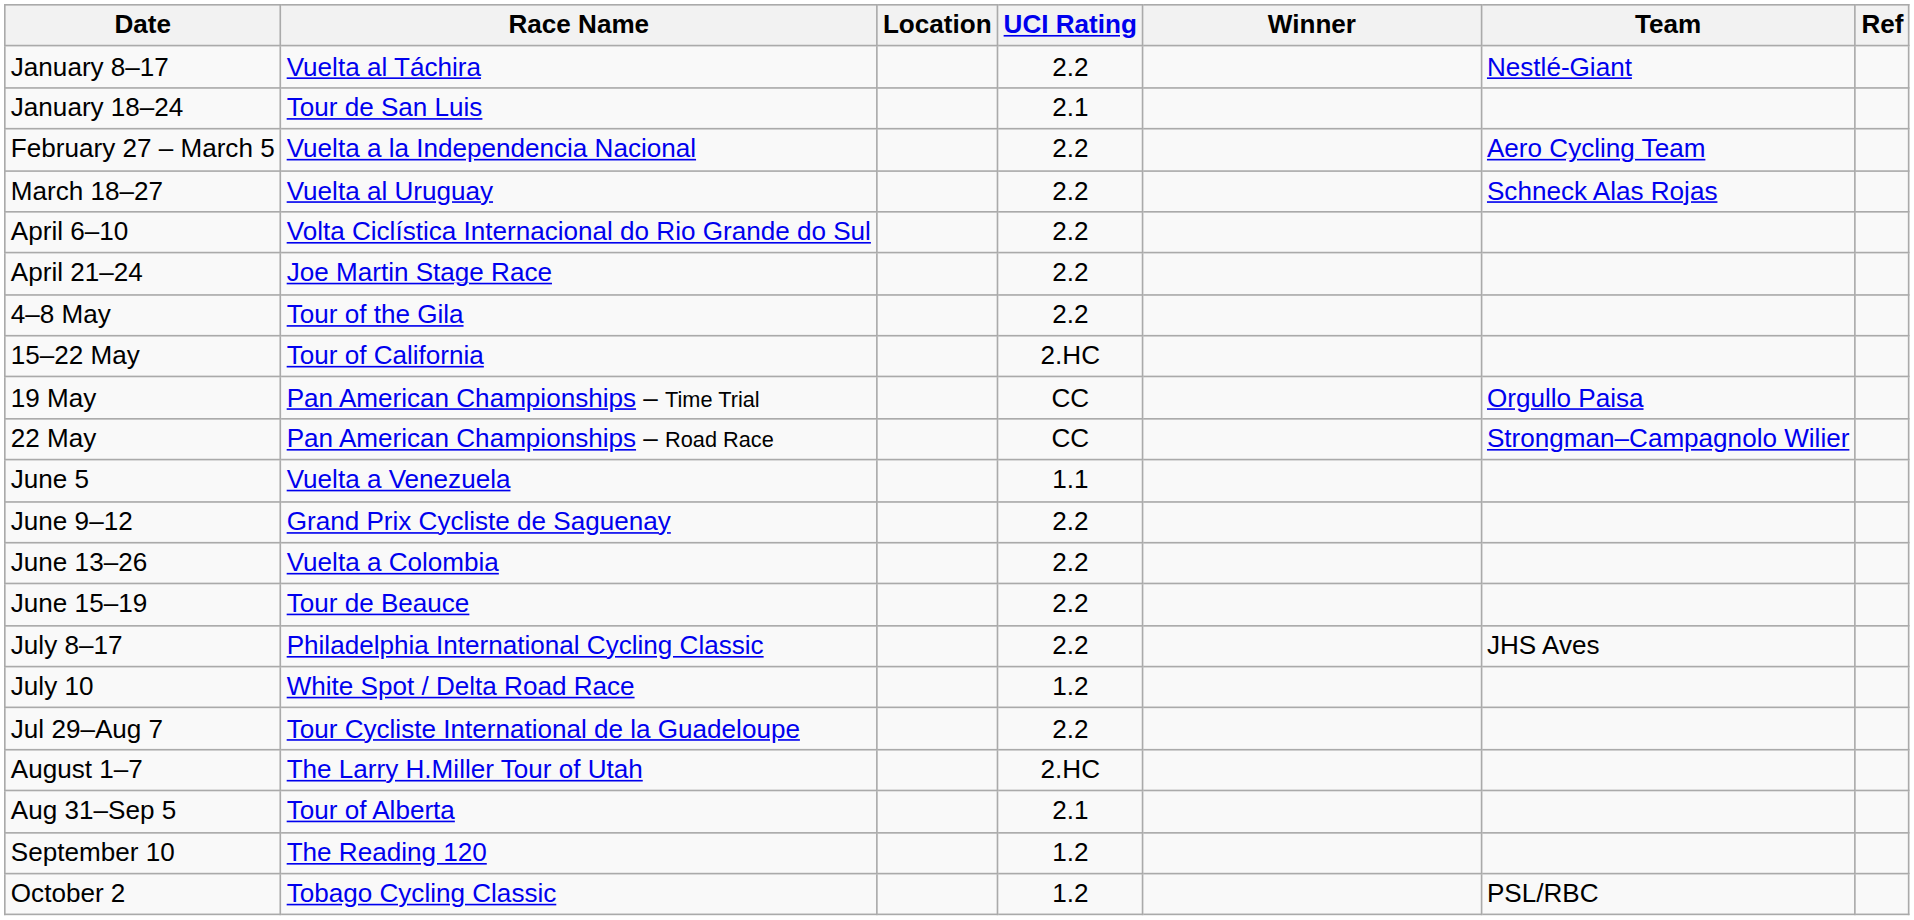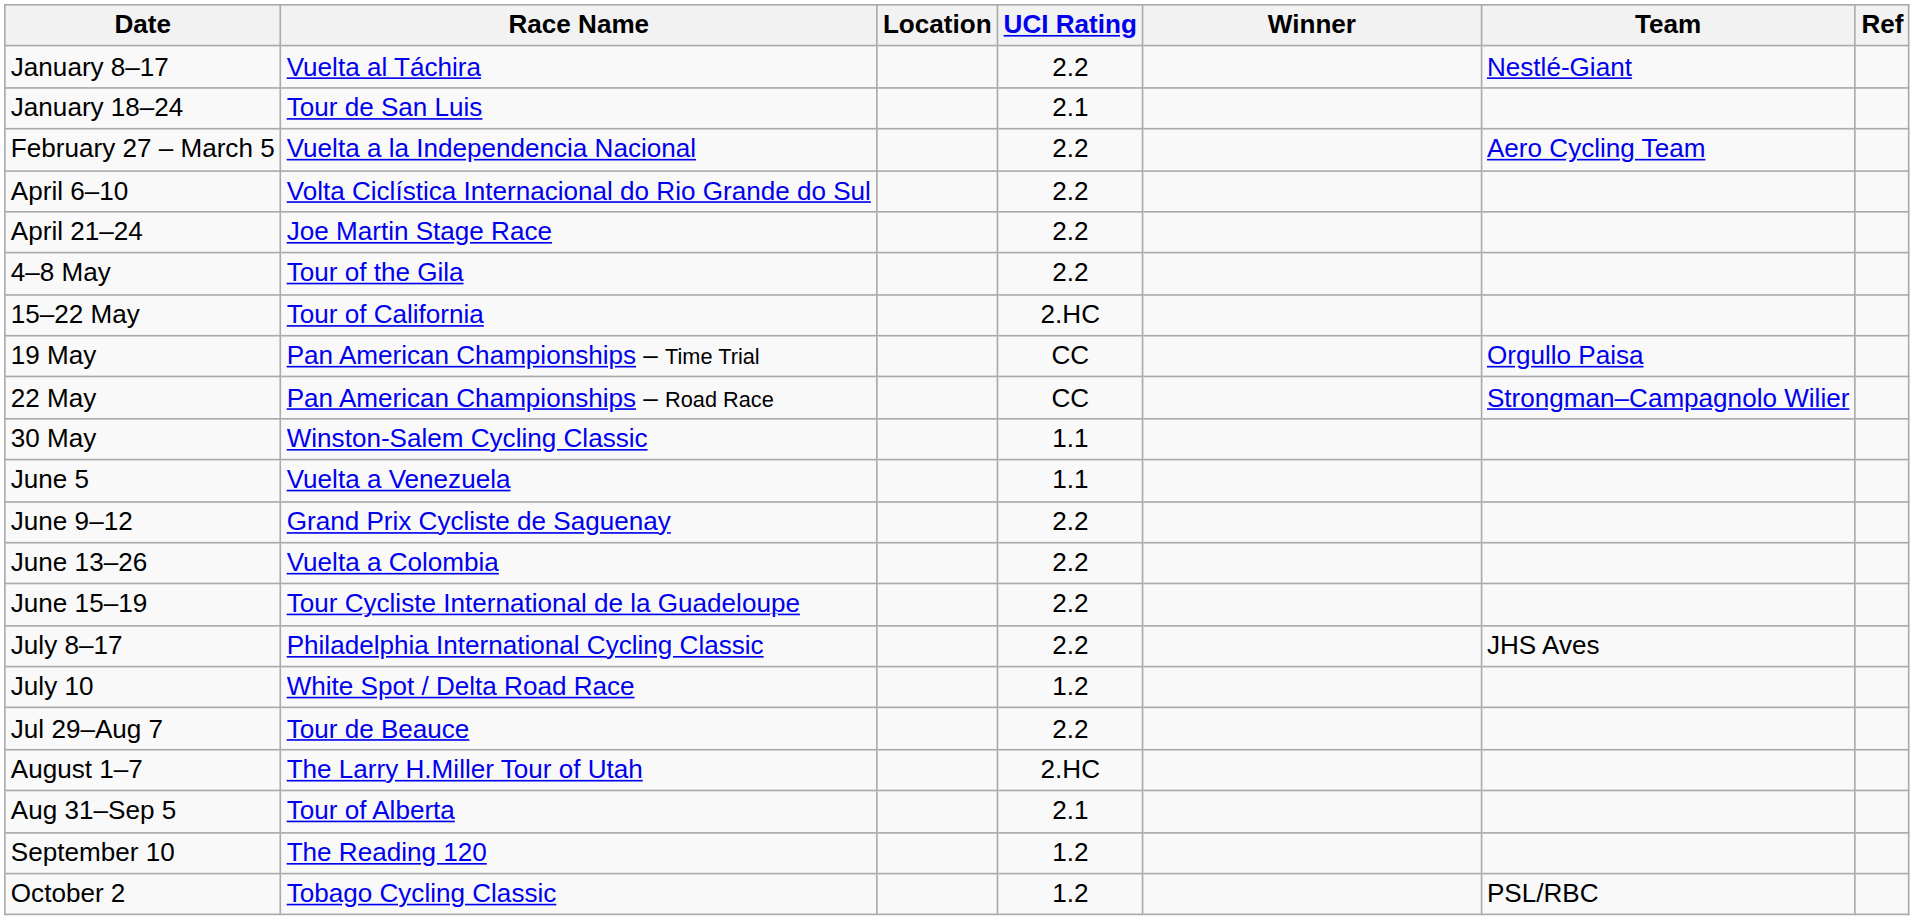- row: (87, 190)
+ row: (54, 438)
(378, 604) Tour de Beauce -> (543, 604) Tour Cycliste International de la Guadeloupe
(543, 728) Tour Cycliste International de la Guadeloupe -> (378, 728) Tour de Beauce
